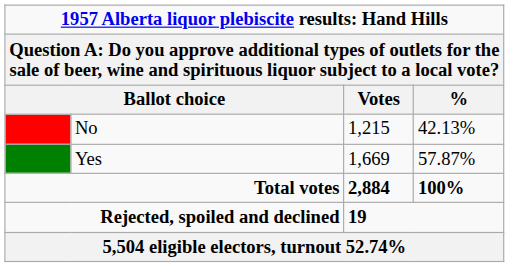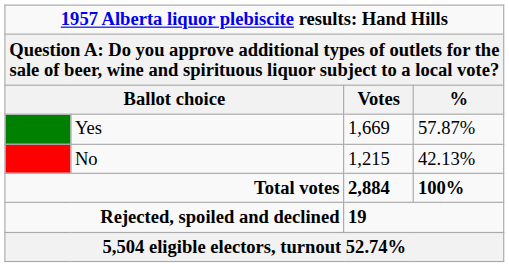rows swapped: (88, 158) <-> (86, 128)
